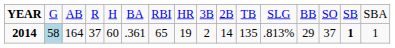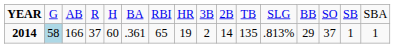(74, 33) 164 -> (74, 33) 166
(351, 33) bold -> (351, 33) normal
